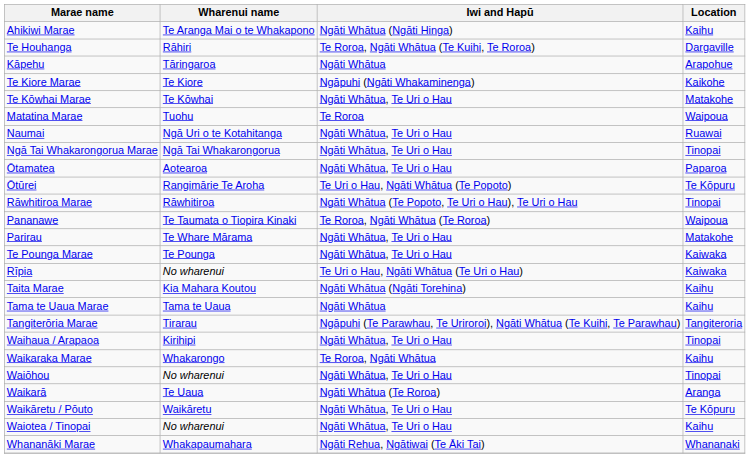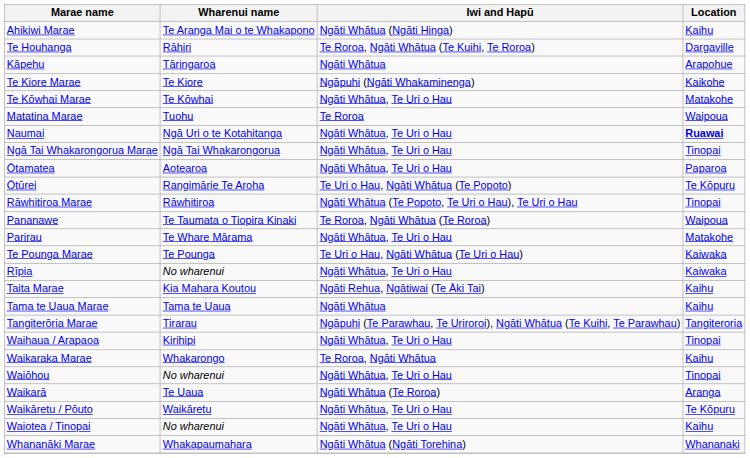(703, 133) normal -> (704, 133) bold
(386, 254) Ngāti Whātua, Te Uri o Hau -> (421, 254) Te Uri o Hau, Ngāti Whātua (Te Uri o Hau)
(421, 271) Te Uri o Hau, Ngāti Whātua (Te Uri o Hau) -> (386, 271) Ngāti Whātua, Te Uri o Hau
(393, 289) Ngāti Whātua (Ngāti Torehina) -> (402, 289) Ngāti Rehua, Ngātiwai (Te Āki Tai)
(402, 444) Ngāti Rehua, Ngātiwai (Te Āki Tai) -> (393, 444) Ngāti Whātua (Ngāti Torehina)
